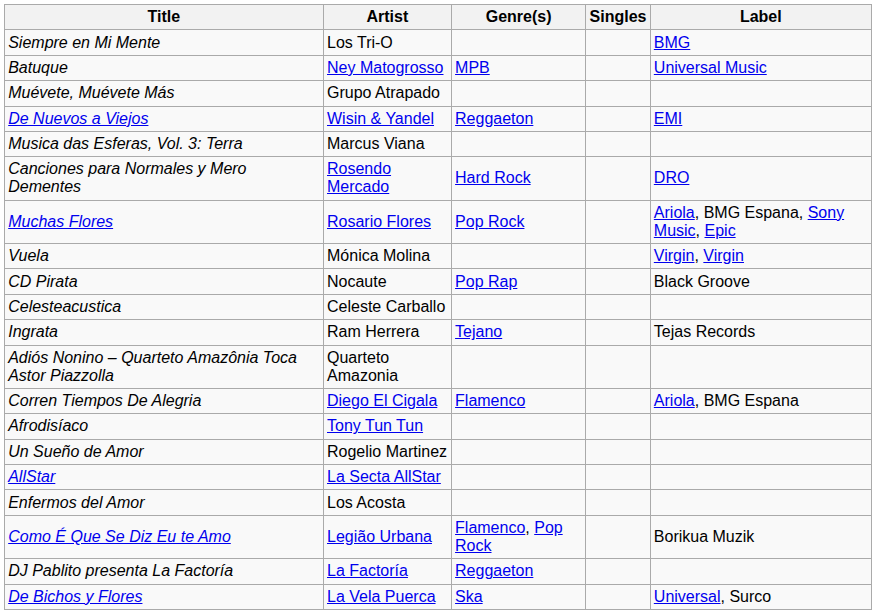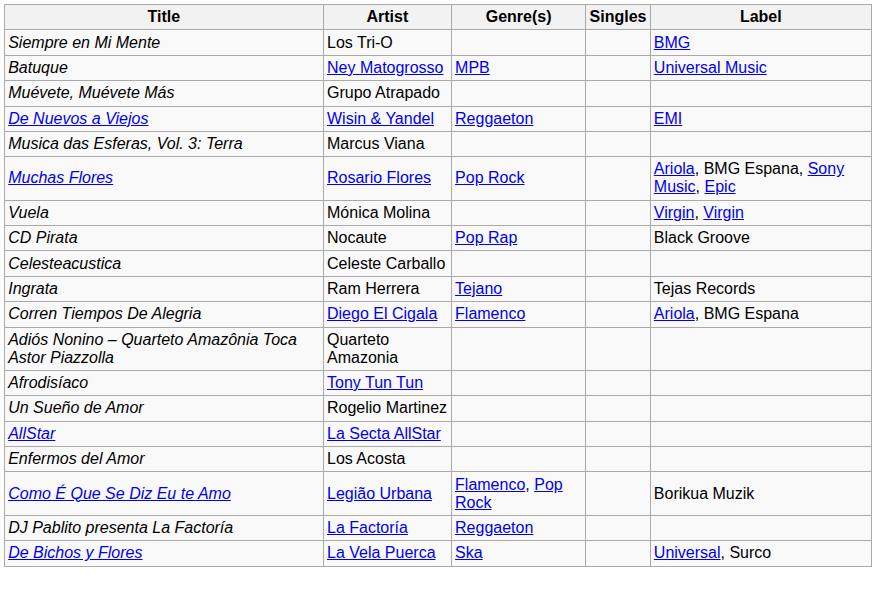- row: (127, 178)
rows swapped: (105, 401) <-> (153, 366)
